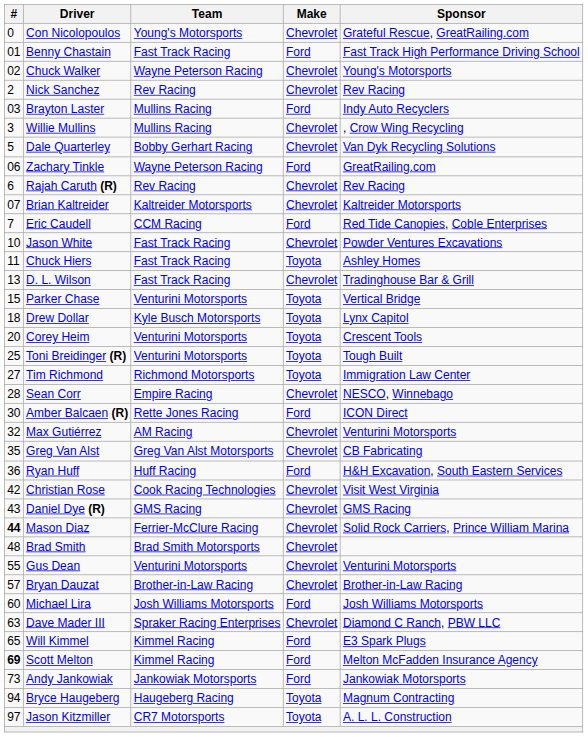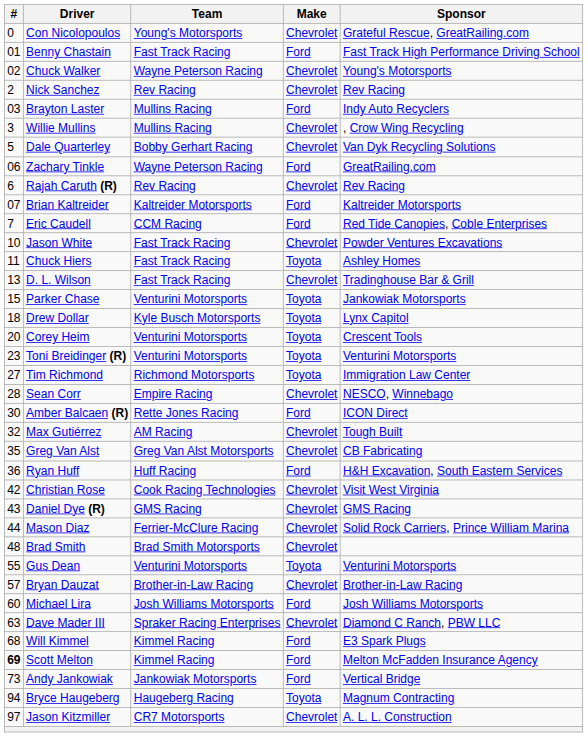(312, 204) Chevrolet -> (298, 204) Ford
(382, 299) Vertical Bridge -> (404, 299) Jankowiak Motorsports
(14, 356) 25 -> (14, 356) 23
(373, 356) Tough Built -> (400, 356) Venturini Motorsports
(400, 432) Venturini Motorsports -> (373, 432) Tough Built
(14, 527) bold -> (14, 527) normal
(312, 565) Chevrolet -> (304, 565) Toyota
(14, 641) 65 -> (14, 641) 68
(404, 679) Jankowiak Motorsports -> (382, 679) Vertical Bridge
(304, 717) Toyota -> (312, 717) Chevrolet
